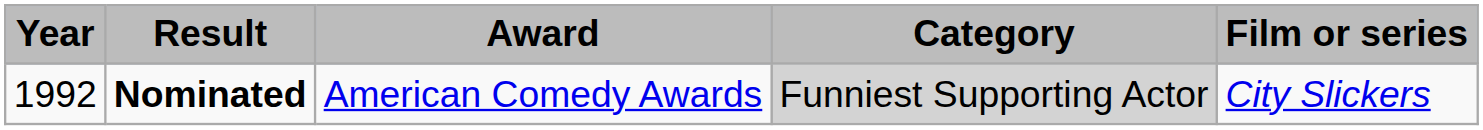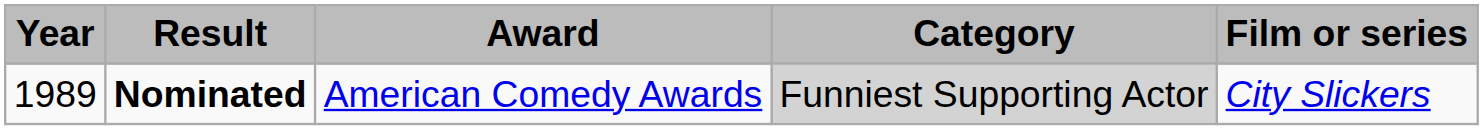(55, 93) 1992 -> (55, 93) 1989
